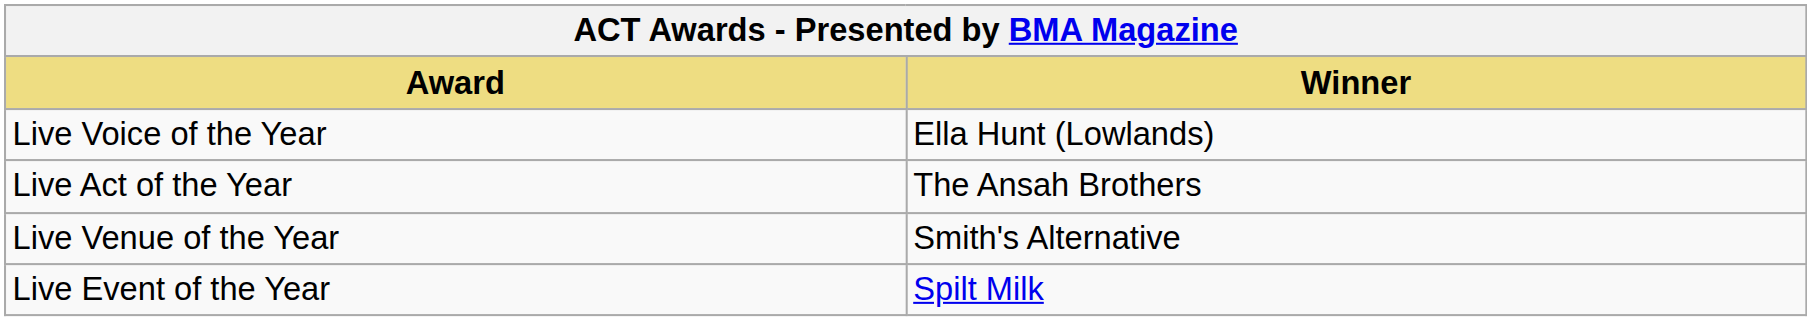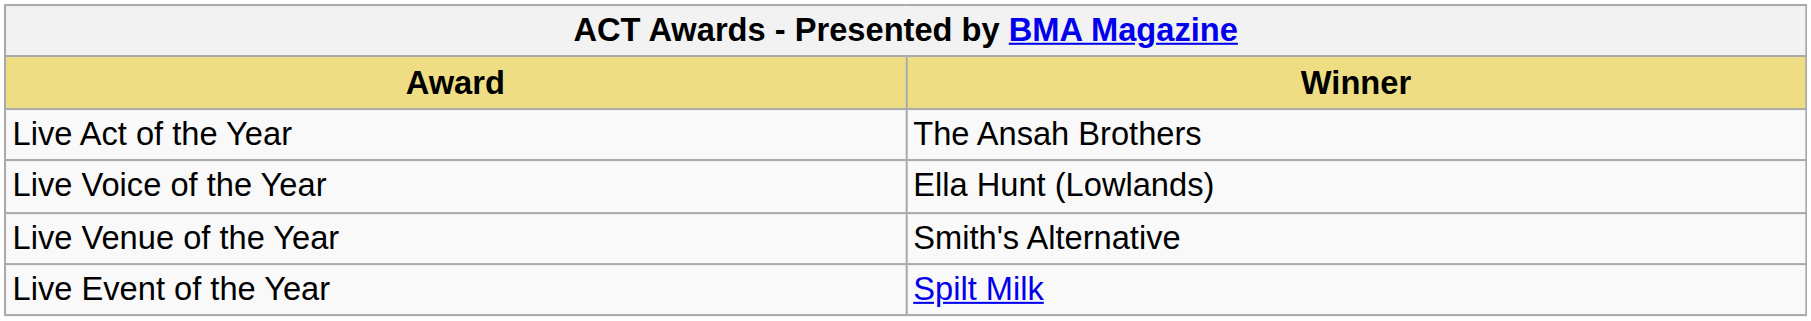rows swapped: (152, 185) <-> (170, 133)
